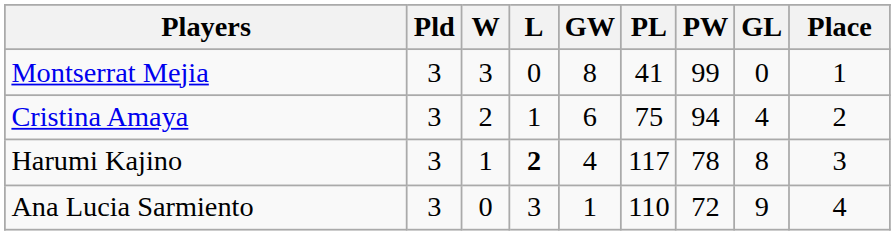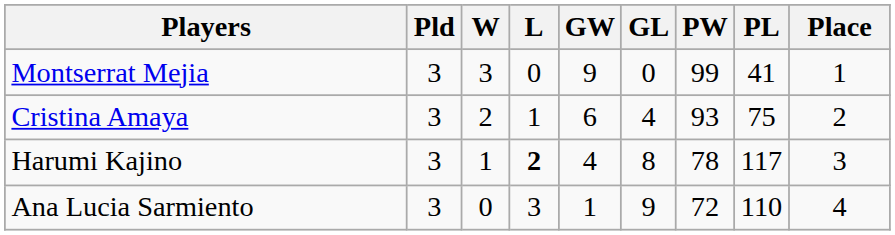columns swapped: (762, 26) <-> (649, 26)
(590, 71) 8 -> (590, 71) 9
(705, 116) 94 -> (705, 116) 93
